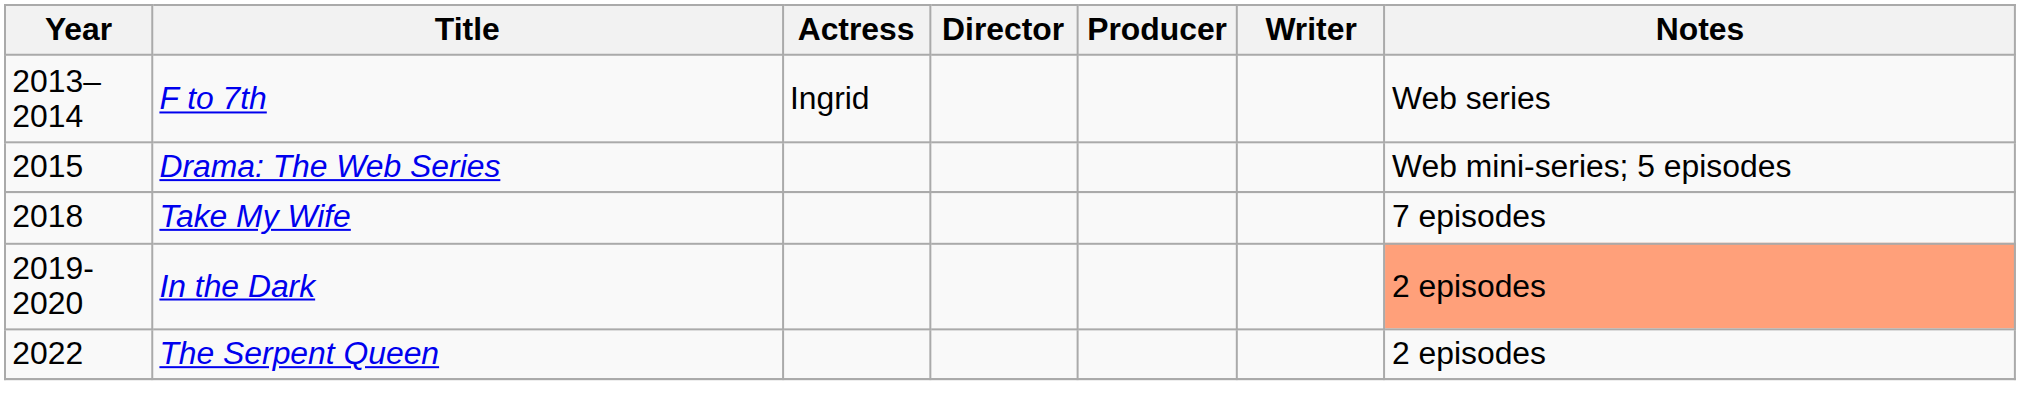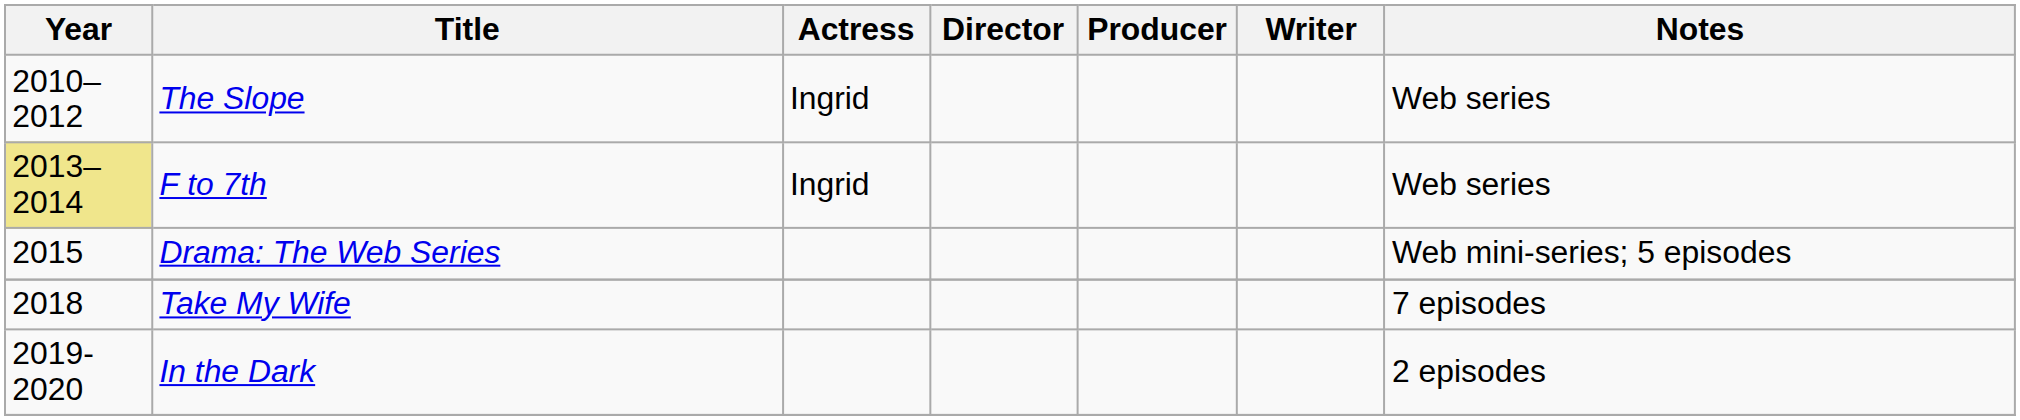+ row: (232, 98)
(57, 98) no background -> (57, 184) khaki background
(1469, 285) lightsalmon background -> (1469, 371) no background
- row: (299, 353)
